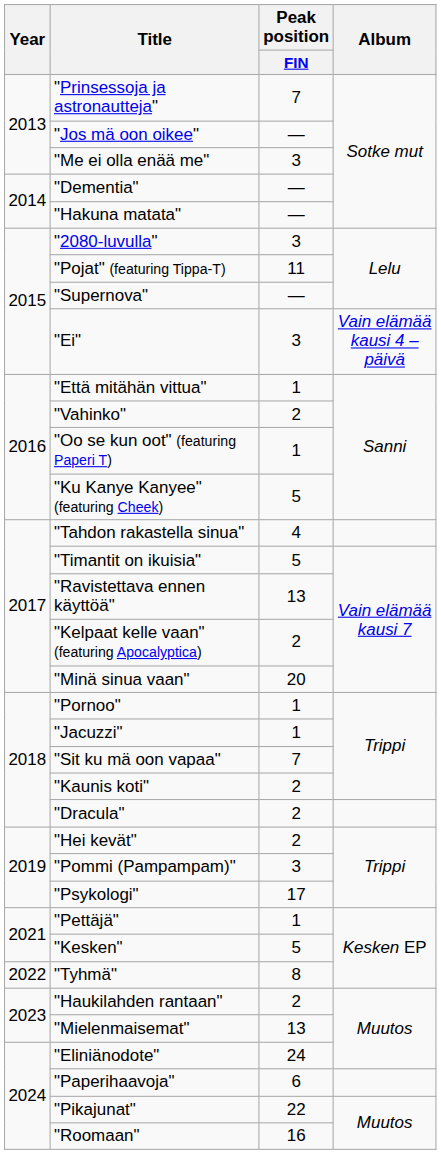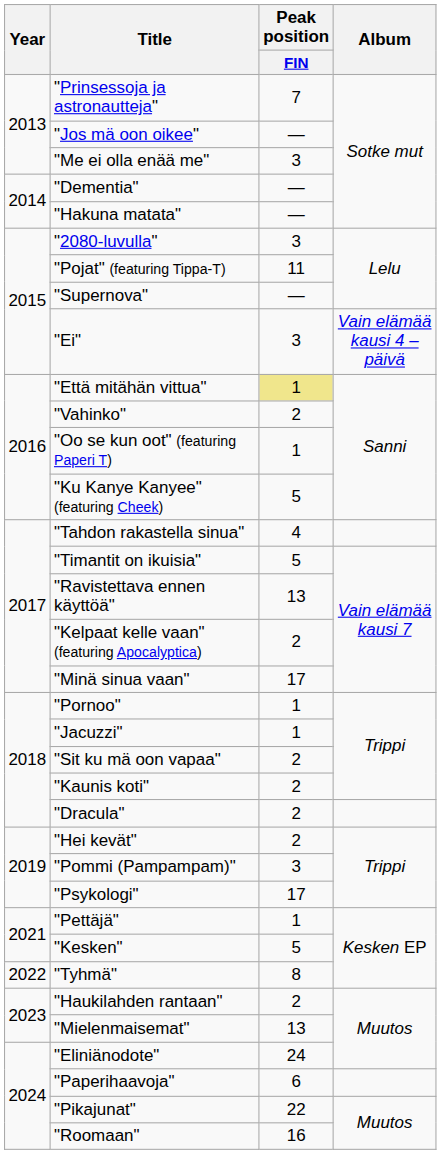(296, 387) no background -> (296, 387) khaki background
(296, 678) 20 -> (296, 678) 17
(296, 759) 7 -> (296, 759) 2
